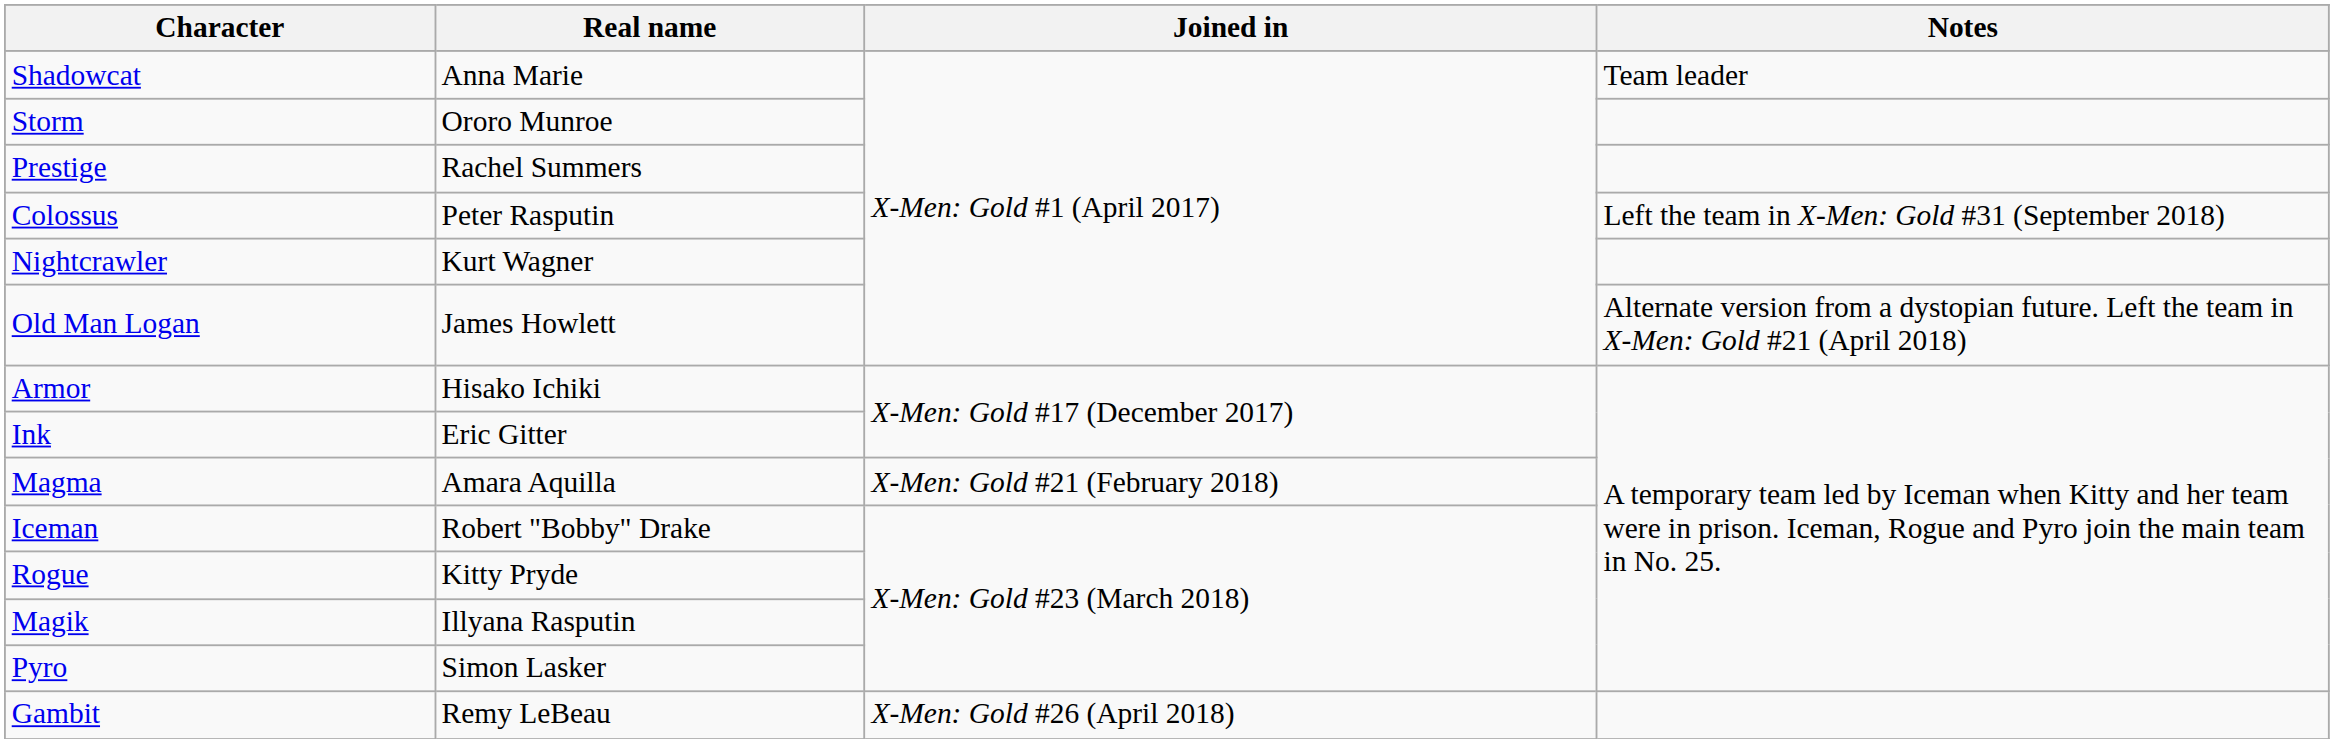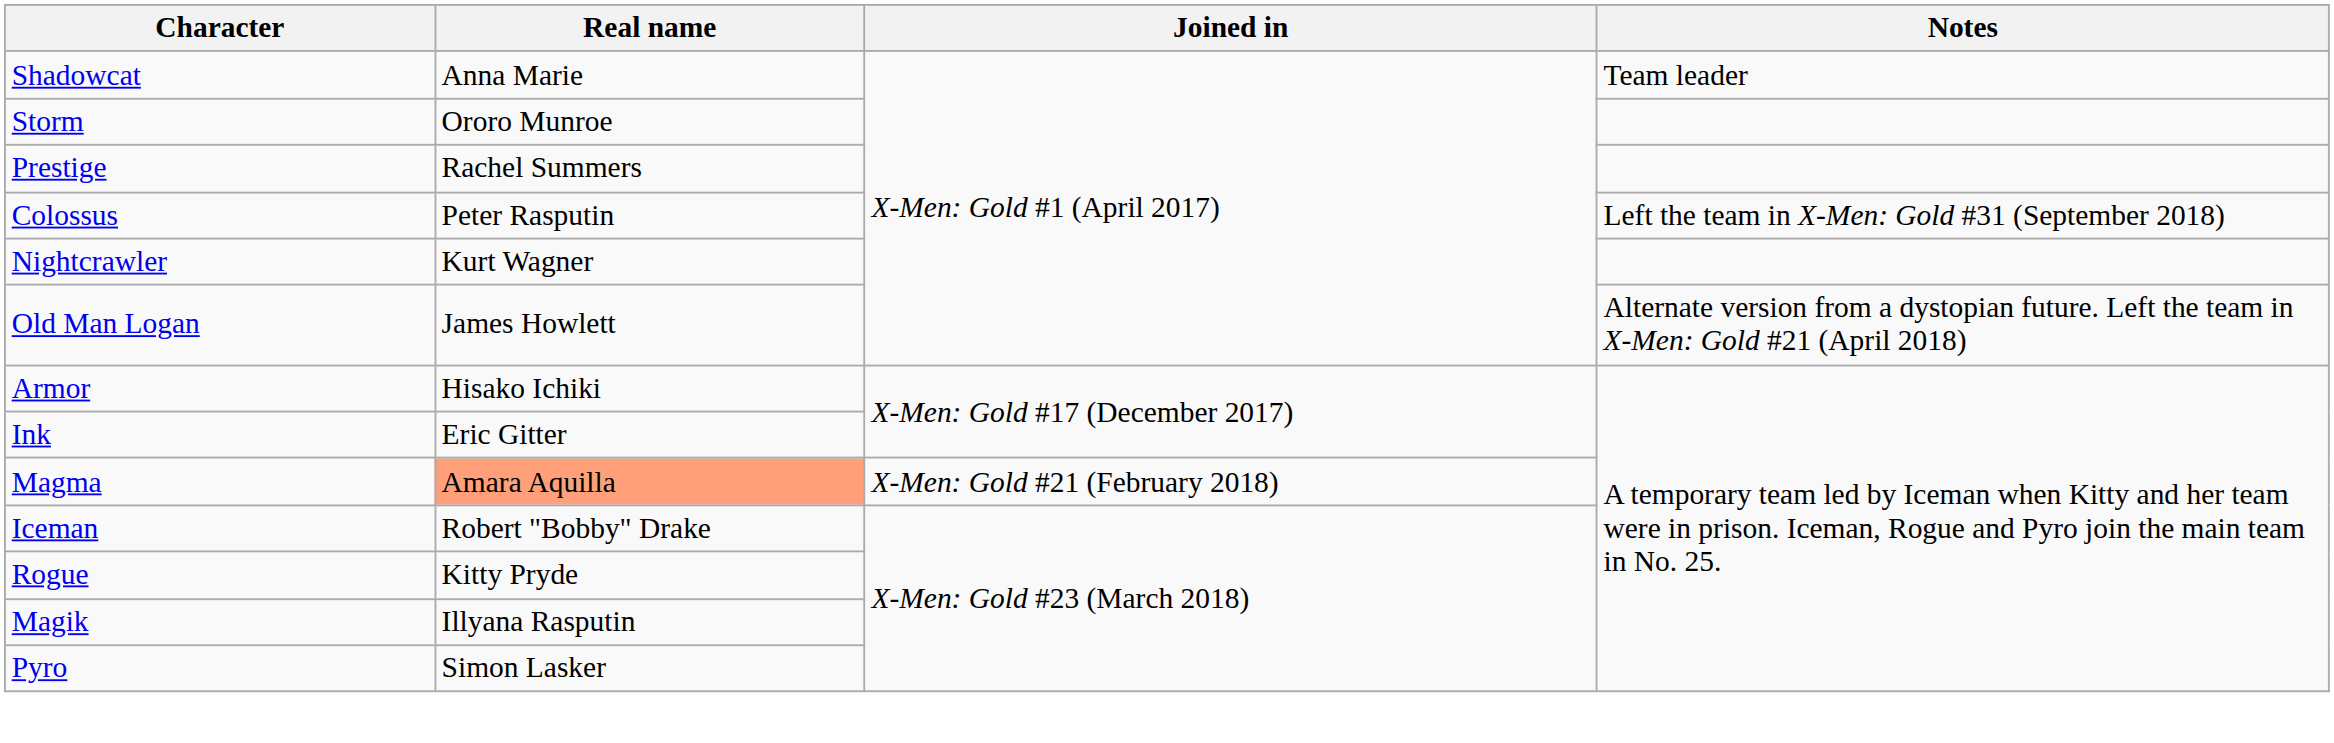(529, 481) no background -> (529, 481) lightsalmon background
- row: (56, 714)
